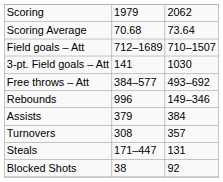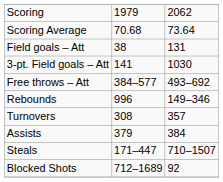(138, 47) 712–1689 -> (120, 47) 38
(192, 47) 710–1507 -> (177, 47) 131
rows swapped: (24, 116) <-> (31, 133)
(177, 151) 131 -> (192, 151) 710–1507
(120, 168) 38 -> (138, 168) 712–1689
